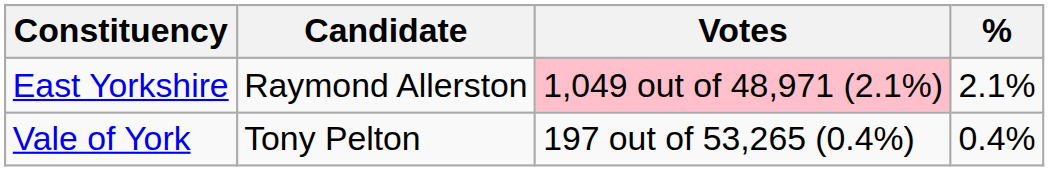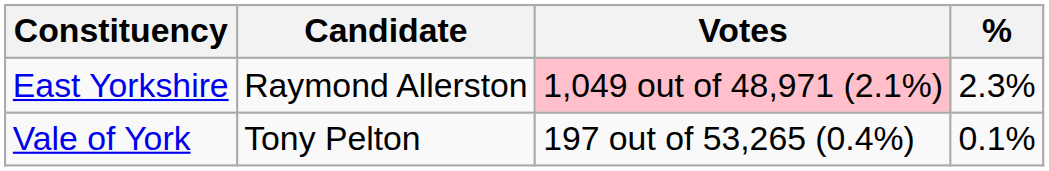(997, 84) 2.1% -> (997, 84) 2.3%
(997, 138) 0.4% -> (997, 138) 0.1%
